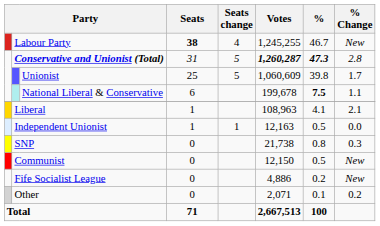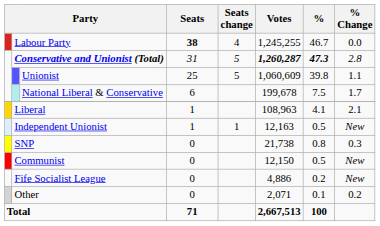(355, 42) New -> (355, 42) 0.0
(355, 76) 1.7 -> (355, 76) 1.1
(319, 93) bold -> (319, 93) normal
(355, 93) 1.1 -> (355, 93) 1.7
(355, 127) 0.0 -> (355, 127) New
